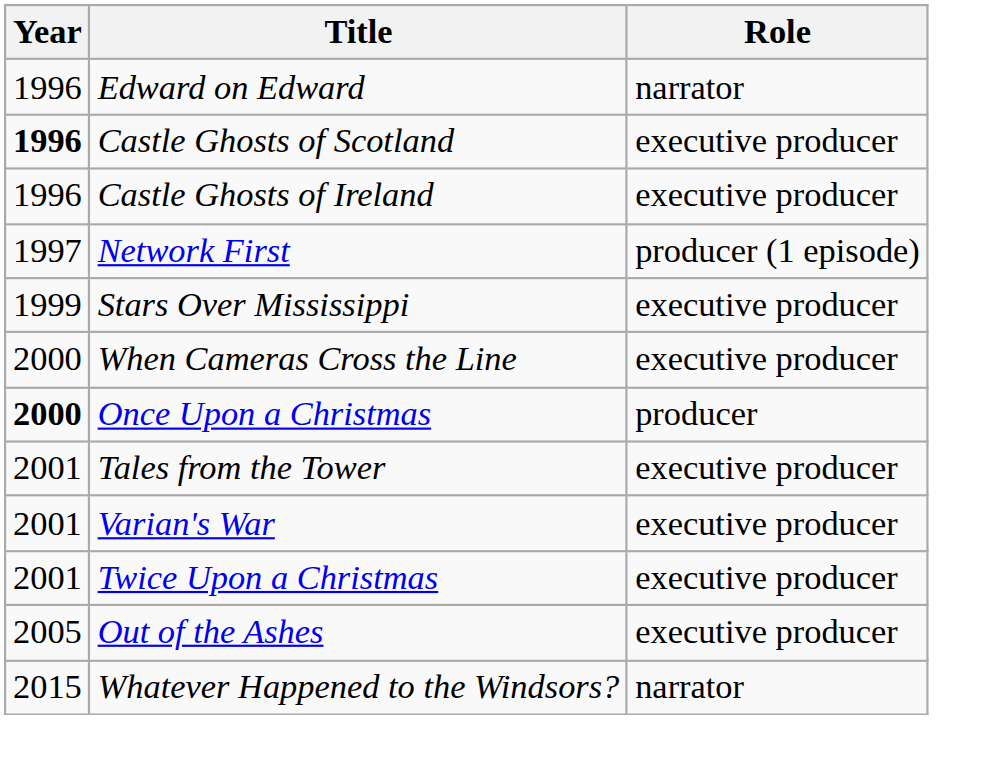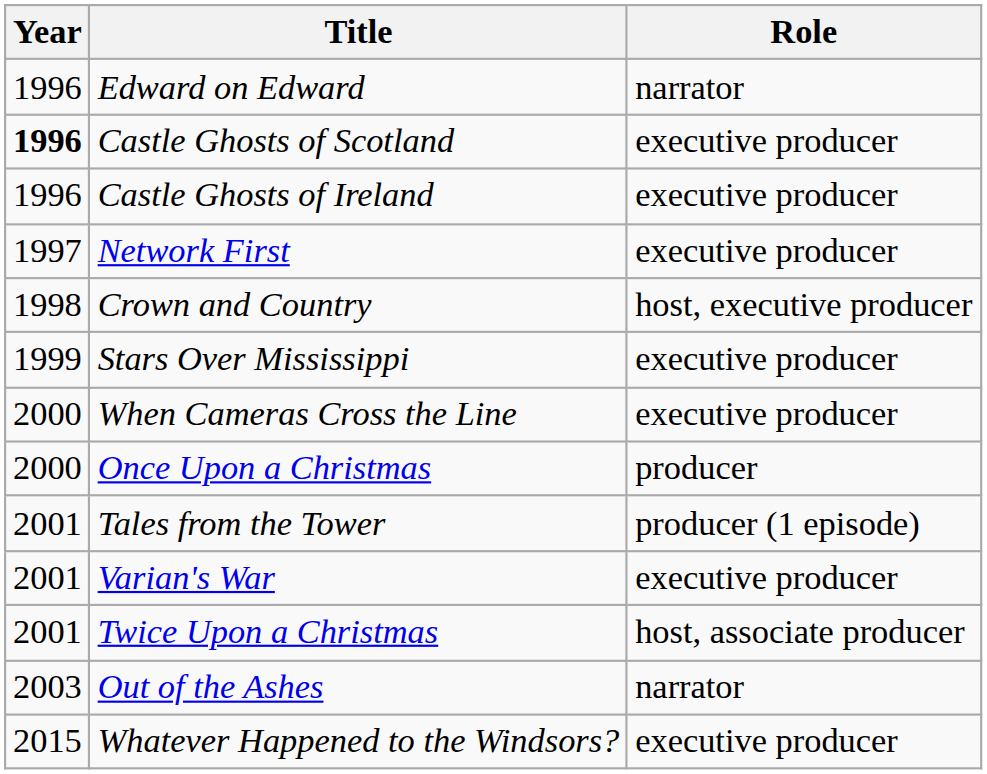(777, 250) producer (1 episode) -> (766, 250) executive producer
+ row: (235, 304)
(47, 413) bold -> (47, 468) normal
(766, 468) executive producer -> (777, 522) producer (1 episode)
(766, 577) executive producer -> (800, 631) host, associate producer
(47, 631) 2005 -> (47, 686) 2003
(766, 631) executive producer -> (690, 686) narrator
(690, 686) narrator -> (766, 741) executive producer
